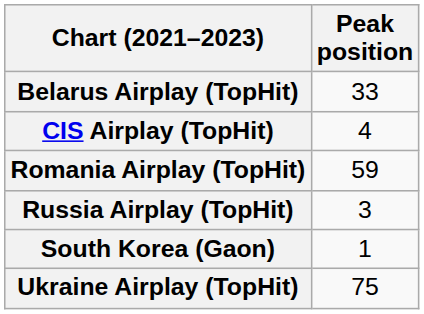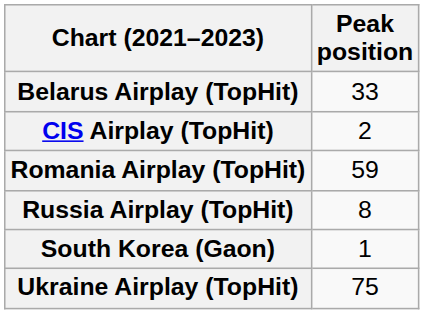(365, 130) 4 -> (365, 130) 2
(365, 209) 3 -> (365, 209) 8
